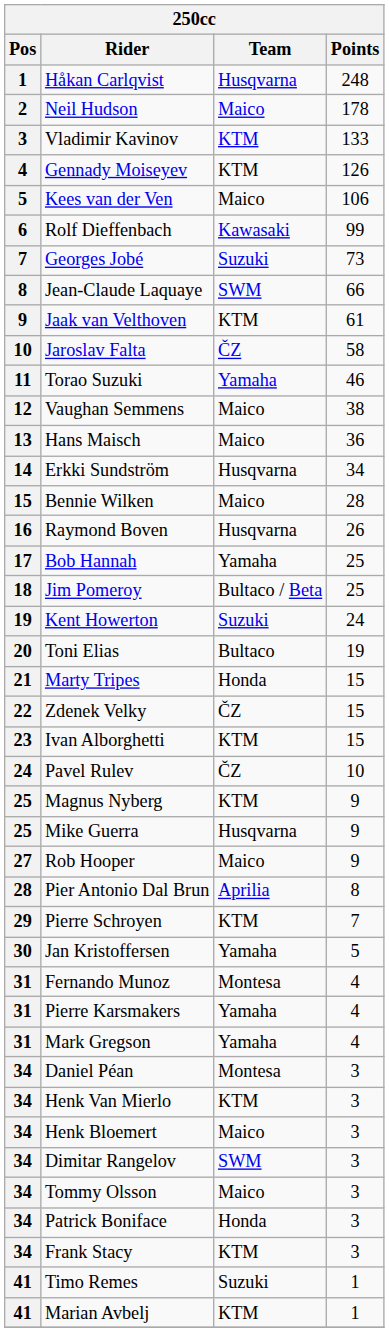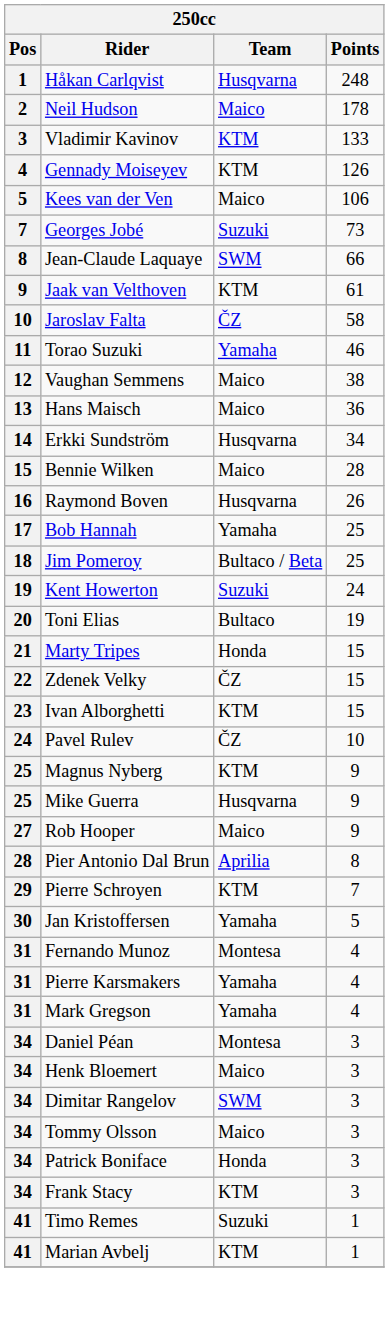- row: (108, 229)
- row: (108, 1101)
